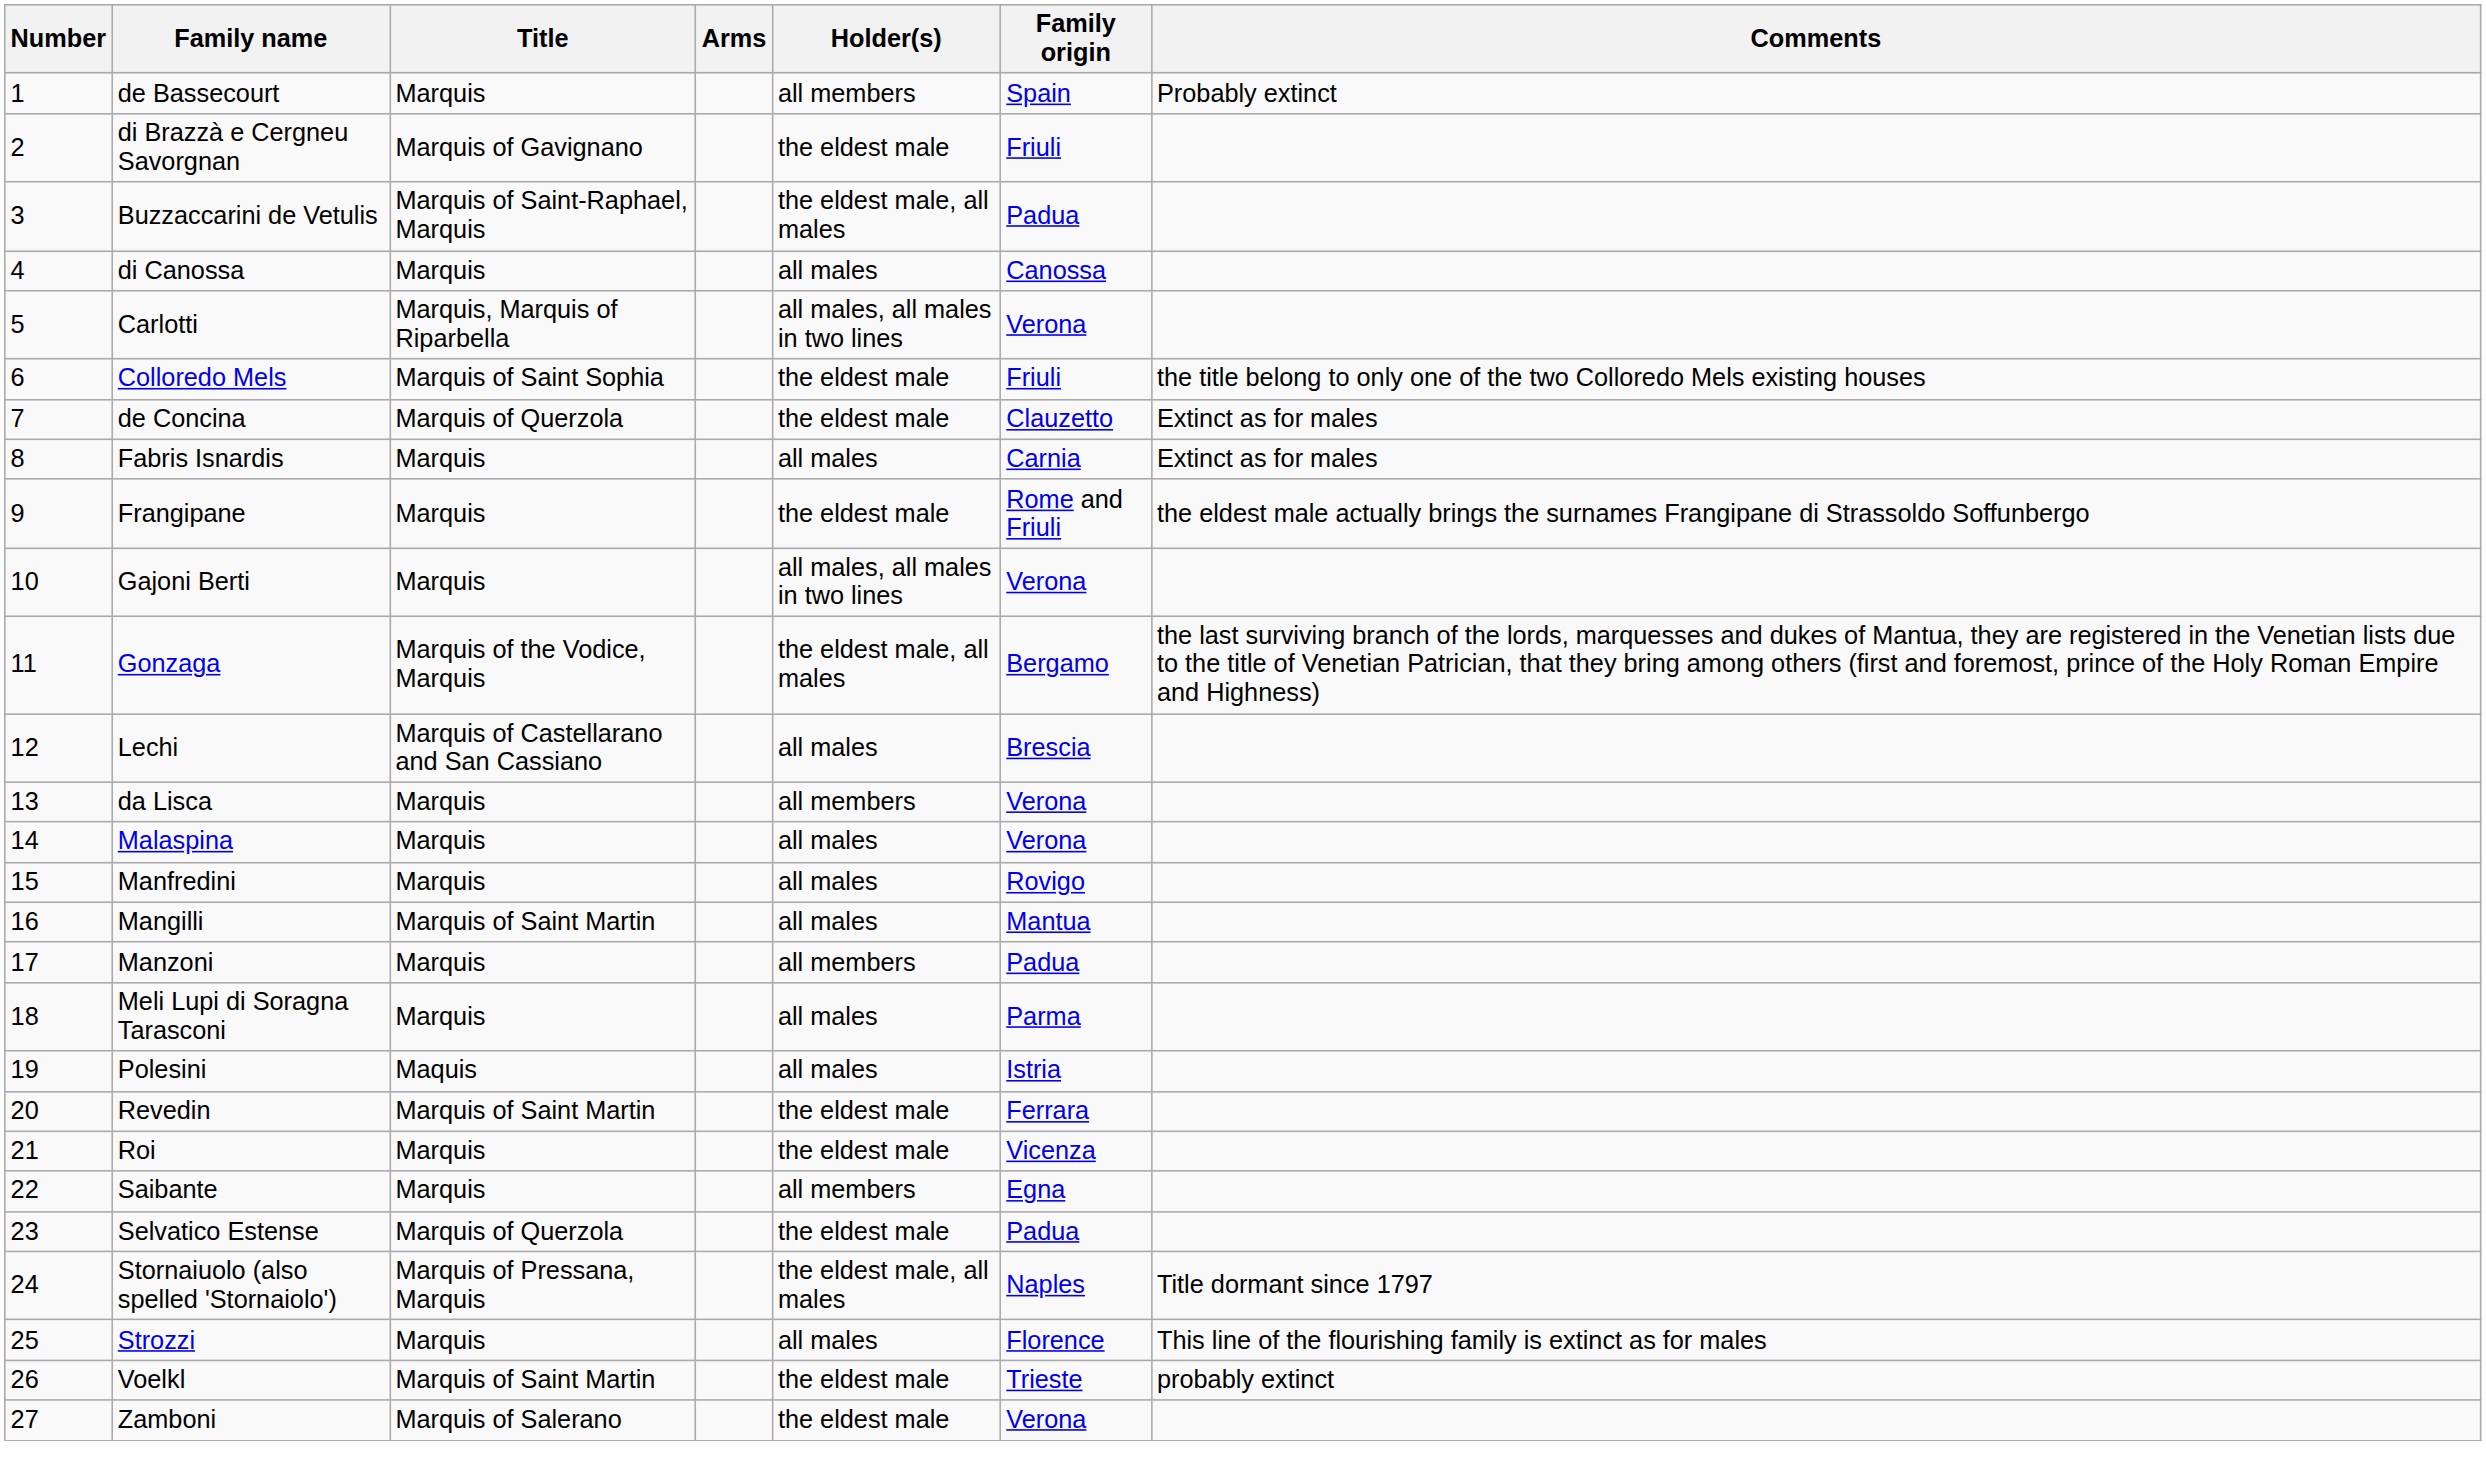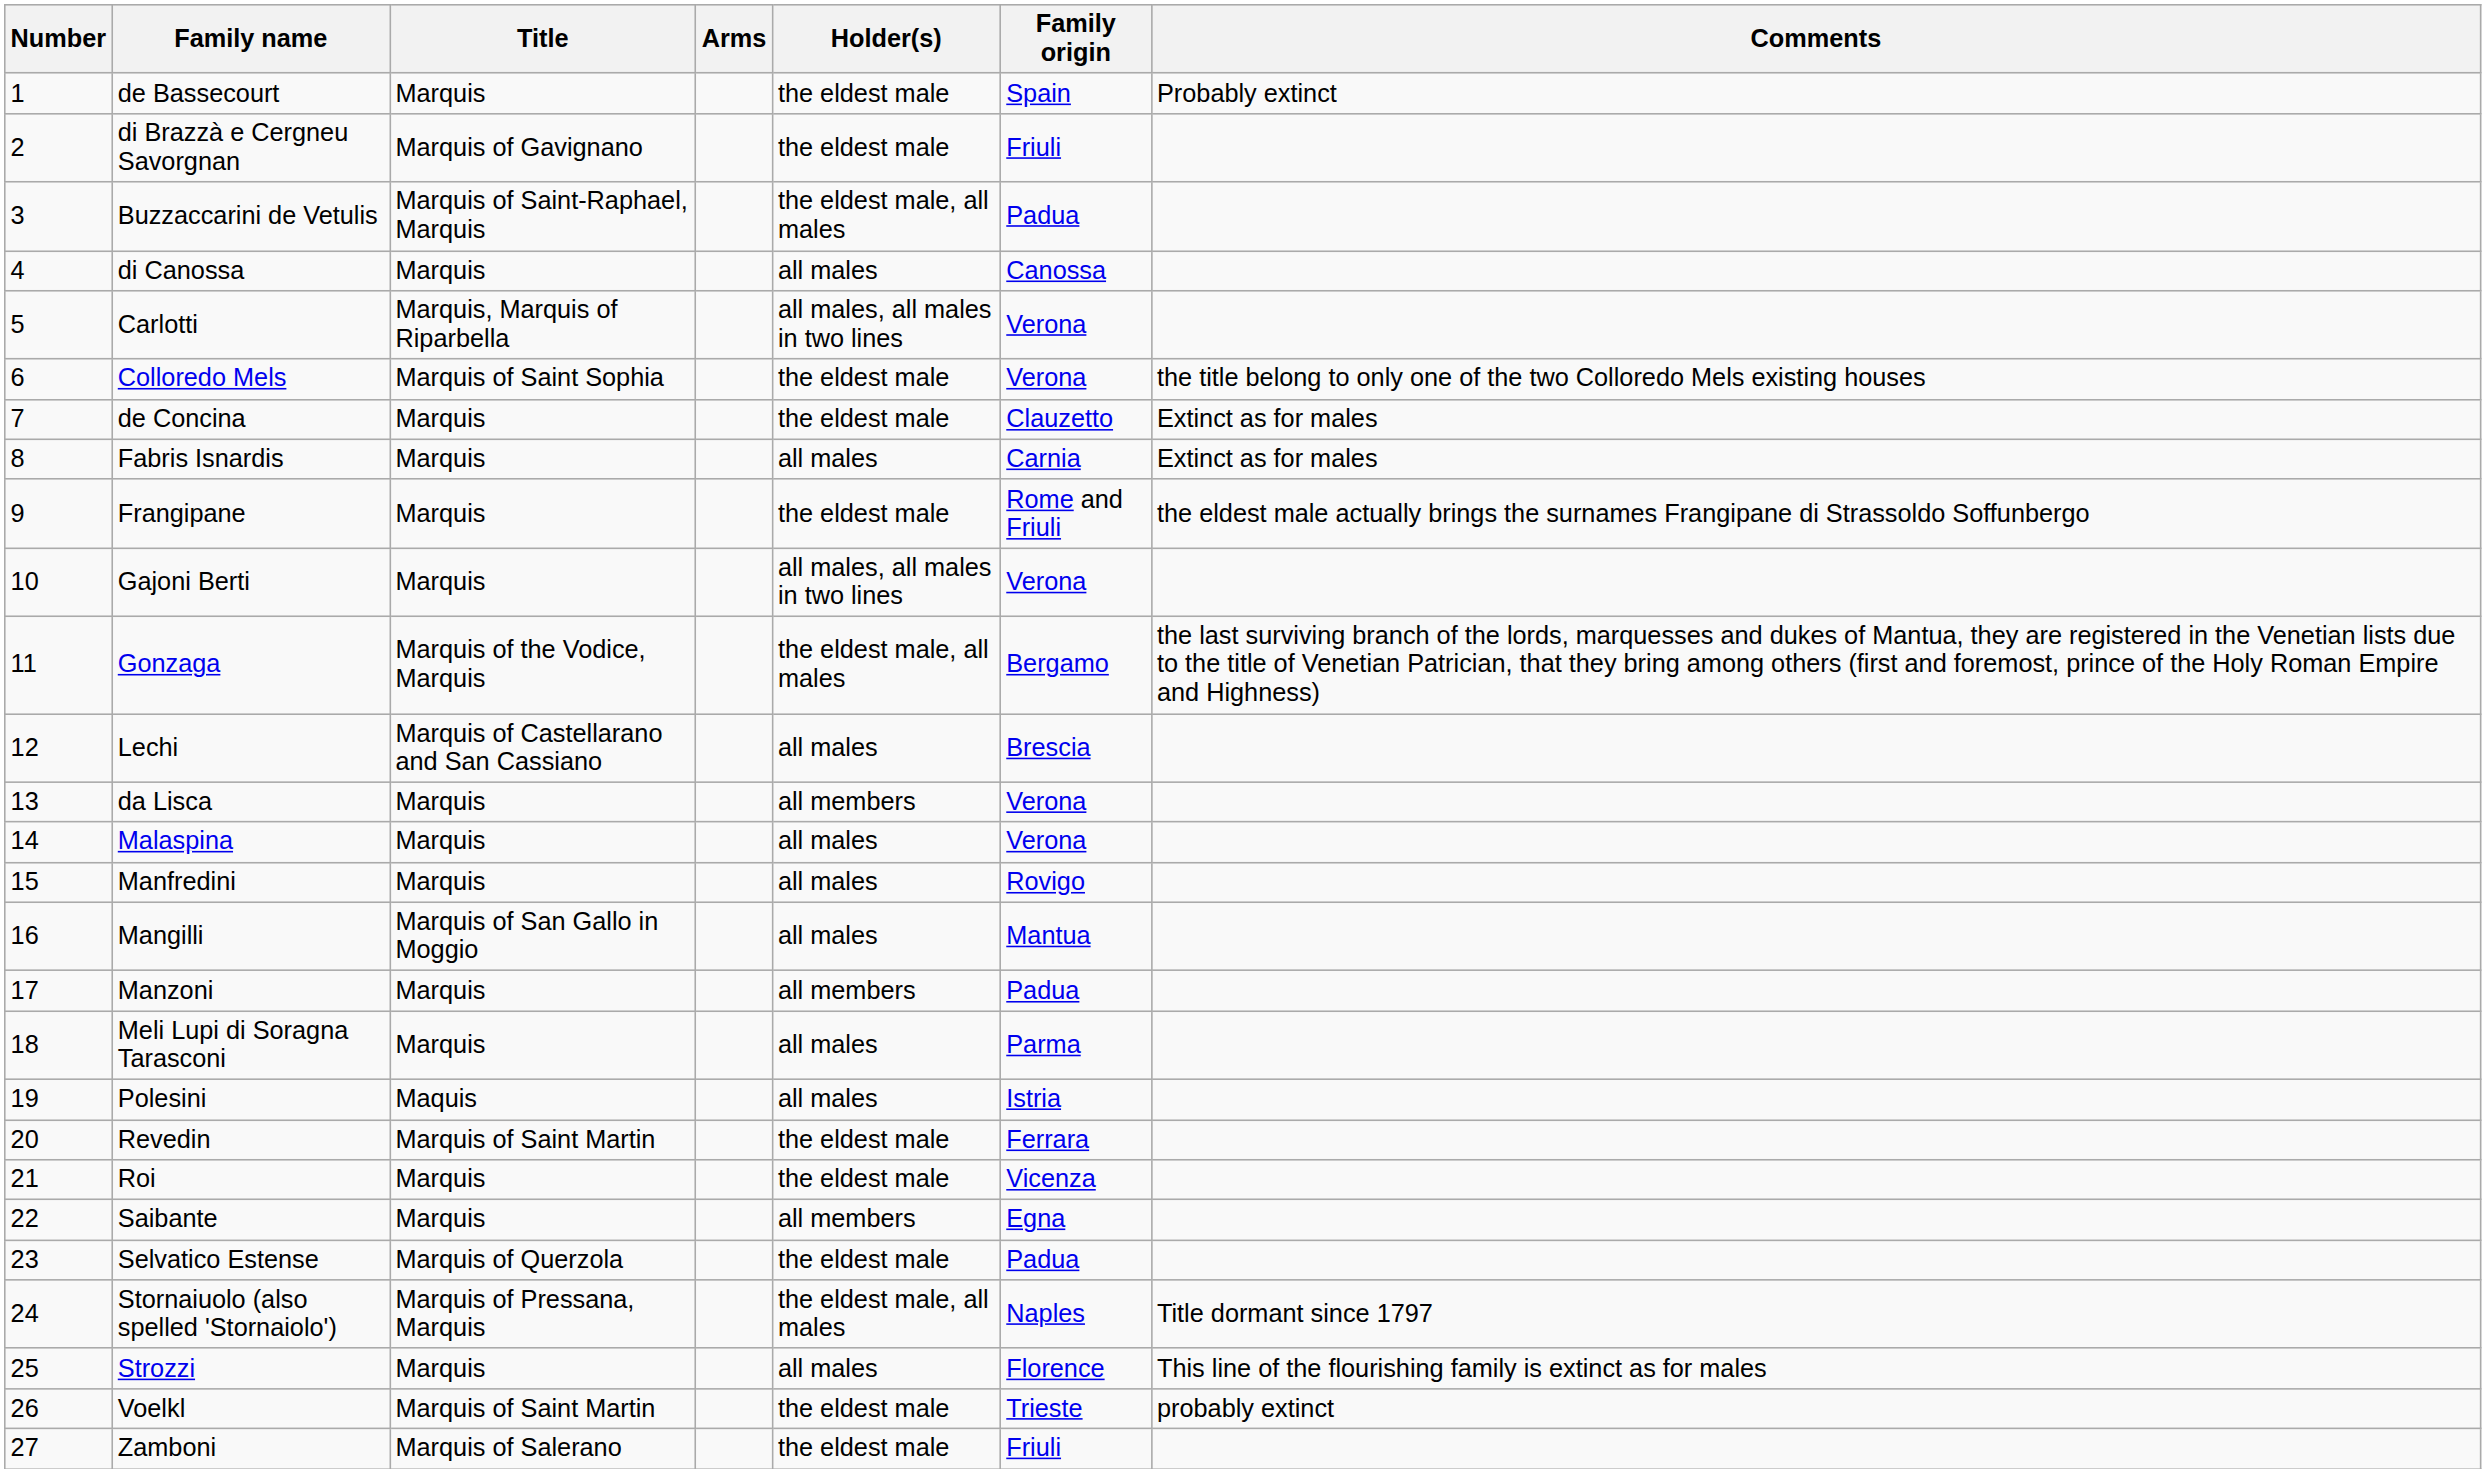(847, 93) all members -> (864, 93) the eldest male
(1034, 378) Friuli -> (1046, 378) Verona
(509, 418) Marquis of Querzola -> (440, 418) Marquis
(525, 921) Marquis of Saint Martin -> (527, 936) Marquis of San Gallo in Moggio
(1046, 1419) Verona -> (1034, 1448) Friuli
